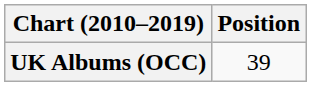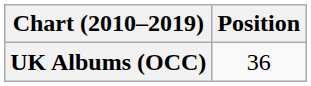(259, 61) 39 -> (259, 61) 36
